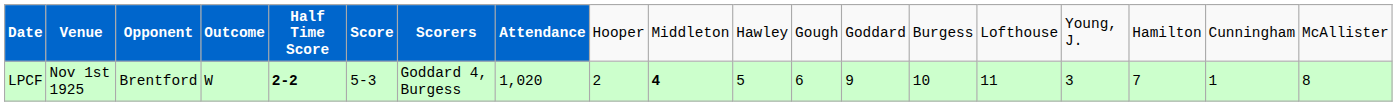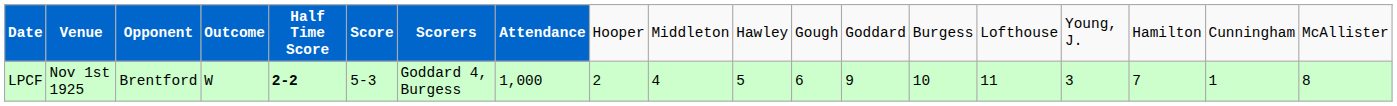(521, 81) 1,020 -> (521, 81) 1,000
(656, 81) bold -> (656, 81) normal
